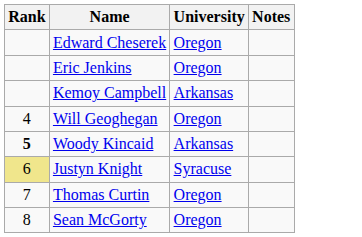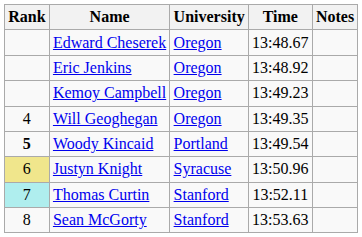+ column: (280, 17)
(203, 93) Arkansas -> (198, 93) Oregon
(203, 144) Arkansas -> (201, 144) Portland
(27, 194) no background -> (27, 194) paleturquoise background
(198, 194) Oregon -> (201, 194) Stanford
(198, 220) Oregon -> (201, 220) Stanford
